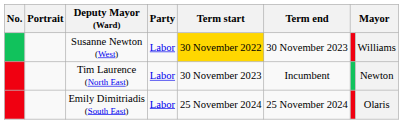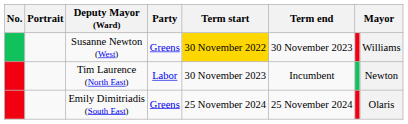(162, 47) Labor -> (165, 47) Greens
(162, 104) Labor -> (165, 104) Greens
